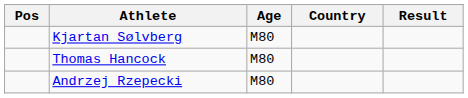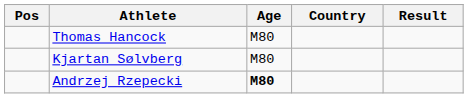rows swapped: (117, 38) <-> (109, 60)
(262, 82) normal -> (262, 82) bold
